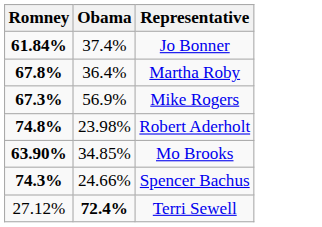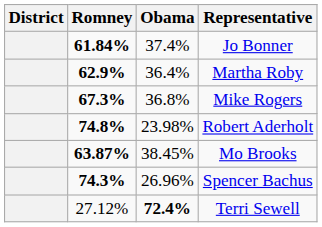+ column: (36, 18)
(39, 72) 67.8% -> (102, 72) 62.9%
(104, 99) 56.9% -> (167, 99) 36.8%
(39, 153) 63.90% -> (102, 153) 63.87%
(104, 153) 34.85% -> (167, 153) 38.45%
(104, 180) 24.66% -> (167, 180) 26.96%
